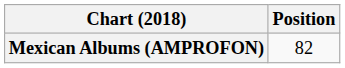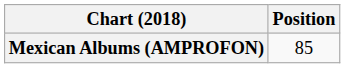(304, 47) 82 -> (304, 47) 85
